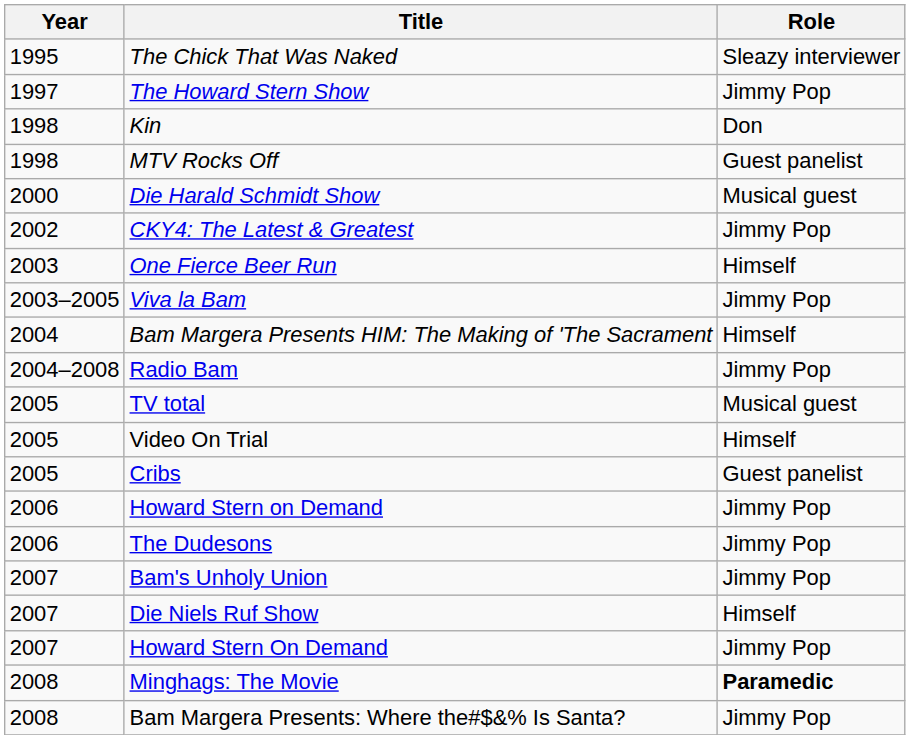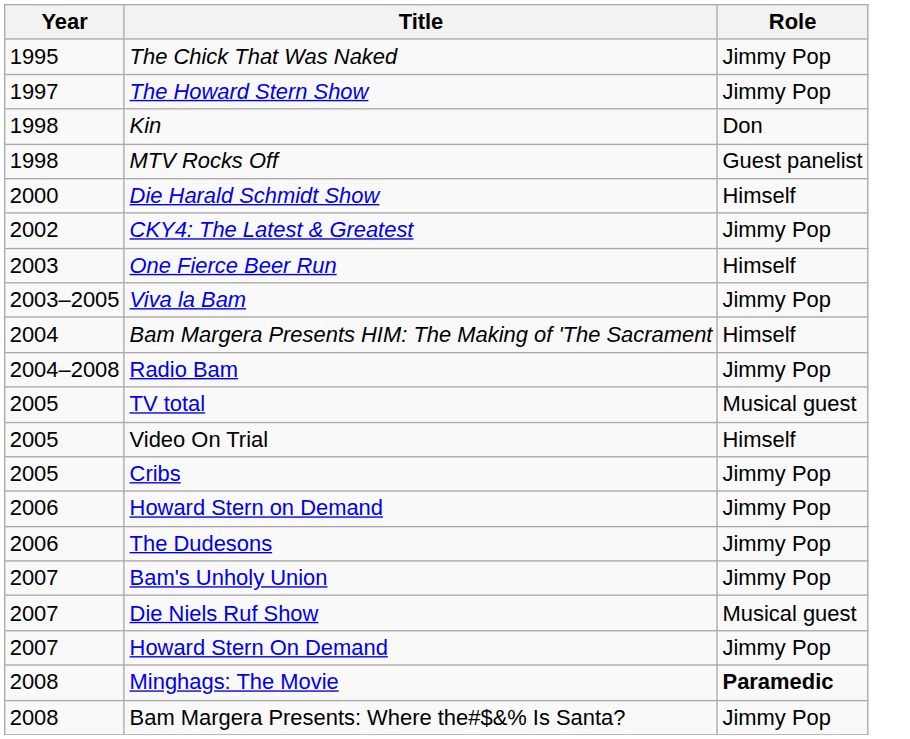(811, 56) Sleazy interviewer -> (777, 56) Jimmy Pop
(790, 195) Musical guest -> (759, 195) Himself
(793, 473) Guest panelist -> (777, 473) Jimmy Pop
(759, 612) Himself -> (790, 612) Musical guest
